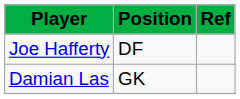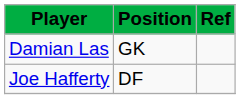rows swapped: (59, 78) <-> (59, 49)
